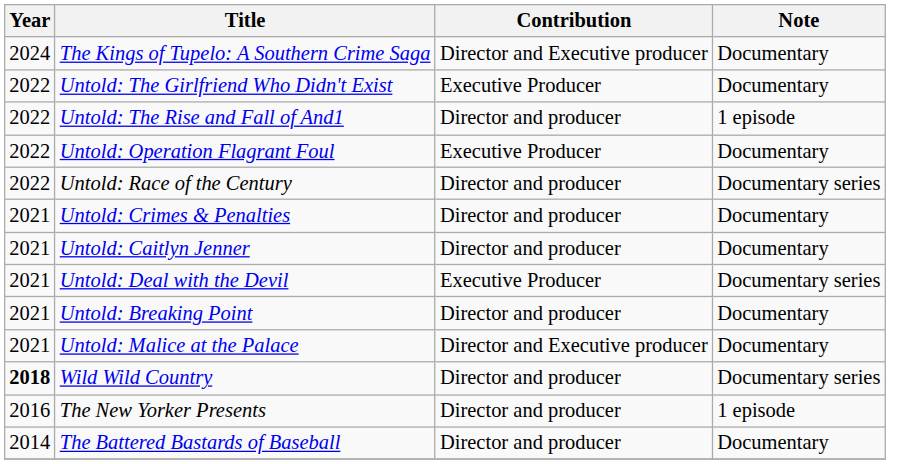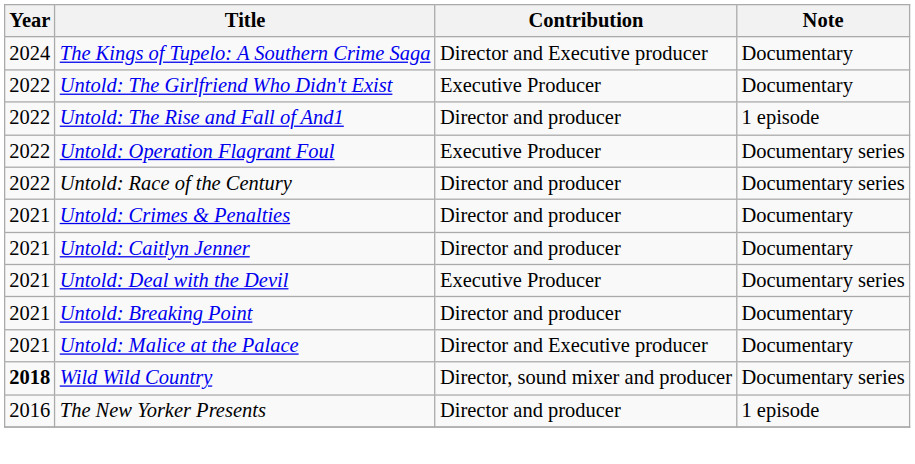(773, 150) Documentary -> (823, 150) Documentary series
(530, 378) Director and producer -> (586, 378) Director, sound mixer and producer
- row: (200, 442)
